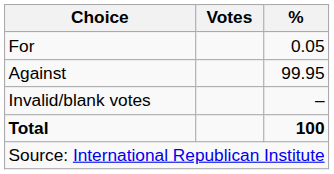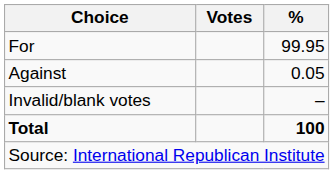(308, 45) 0.05 -> (303, 45) 99.95
(303, 73) 99.95 -> (308, 73) 0.05
